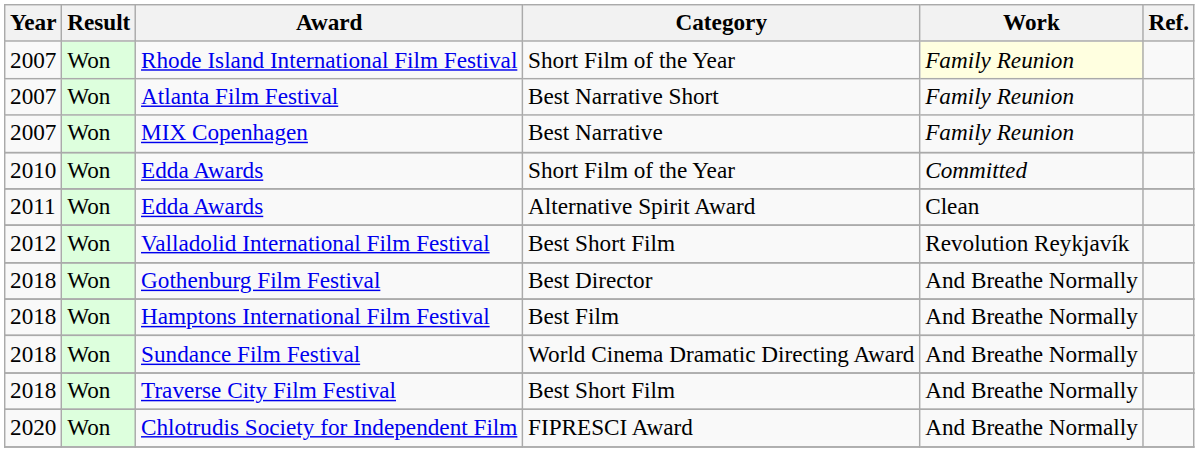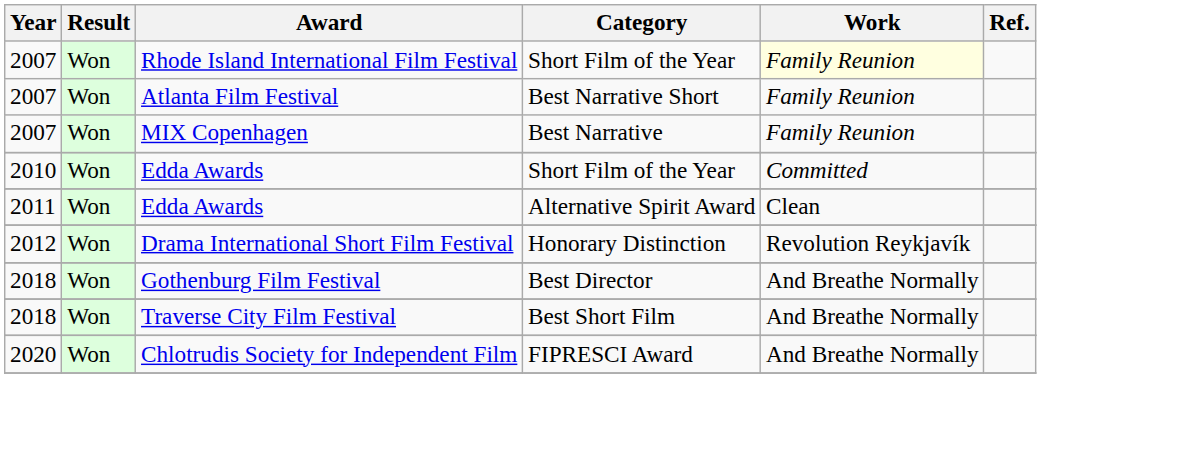+ row: (33, 243)
- row: (33, 243)
- row: (33, 317)
- row: (33, 354)
